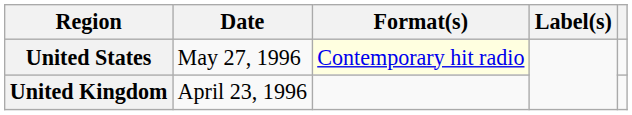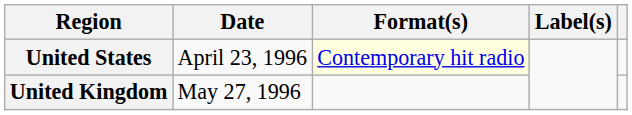(239, 57) May 27, 1996 -> (242, 57) April 23, 1996
(242, 92) April 23, 1996 -> (239, 92) May 27, 1996
